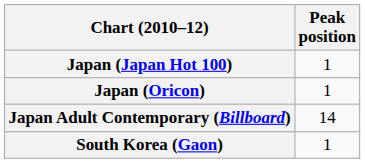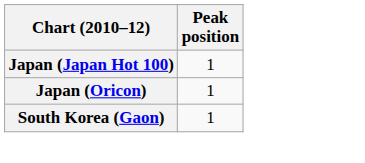- row: (150, 117)
